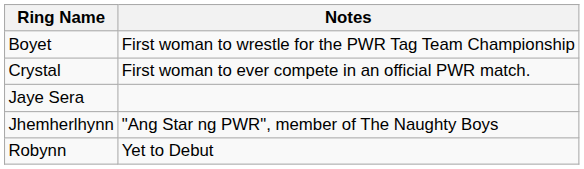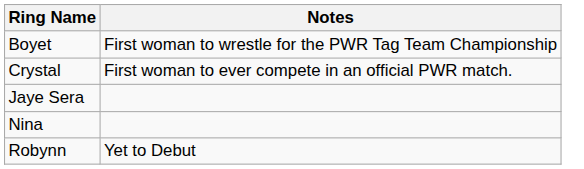- row: (61, 124)
+ row: (26, 124)
